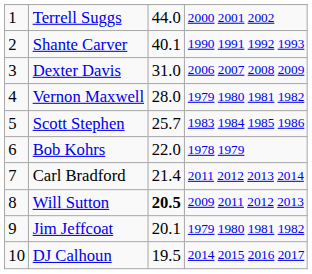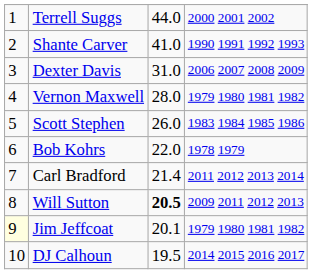(166, 44) 40.1 -> (166, 44) 41.0
(166, 123) 25.7 -> (166, 123) 26.0
(13, 228) no background -> (13, 228) lightyellow background
